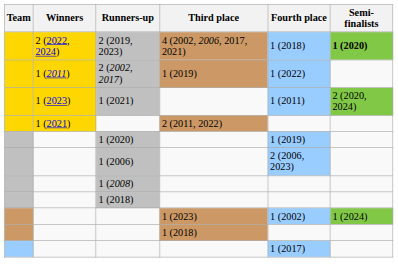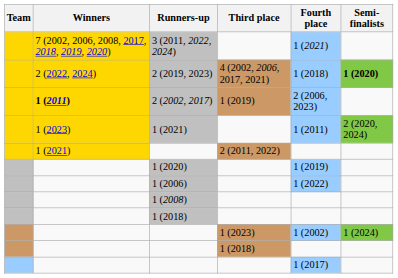+ row: (182, 46)
(53, 73) normal -> (53, 101) bold
(288, 73) 1 (2022) -> (310, 101) 2 (2006, 2023)
(287, 161) 2 (2006, 2023) -> (311, 183) 1 (2022)
